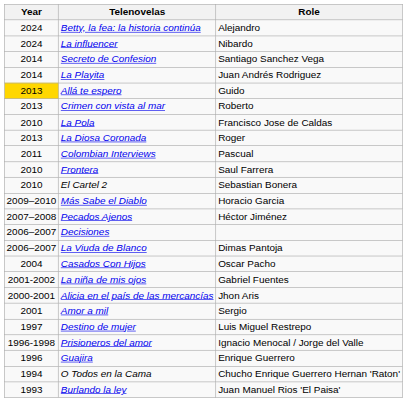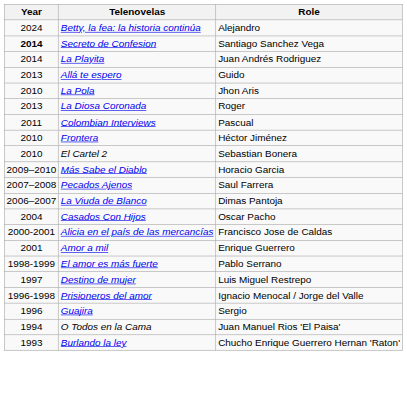- row: (89, 43)
(31, 59) normal -> (31, 43) bold
(31, 91) gold background -> (31, 75) no background
- row: (113, 106)
(275, 122) Francisco Jose de Caldas -> (239, 91) Jhon Aris
(246, 169) Saul Farrera -> (253, 138) Héctor Jiménez
(253, 216) Héctor Jiménez -> (246, 185) Saul Farrera
- row: (85, 232)
- row: (104, 279)
(239, 295) Jhon Aris -> (275, 232) Francisco Jose de Caldas
(232, 311) Sergio -> (256, 248) Enrique Guerrero
+ row: (109, 264)
(256, 358) Enrique Guerrero -> (232, 311) Sergio
(309, 374) Chucho Enrique Guerrero Hernan 'Raton' -> (279, 327) Juan Manuel Rios 'El Paisa'
(279, 389) Juan Manuel Rios 'El Paisa' -> (309, 342) Chucho Enrique Guerrero Hernan 'Raton'
